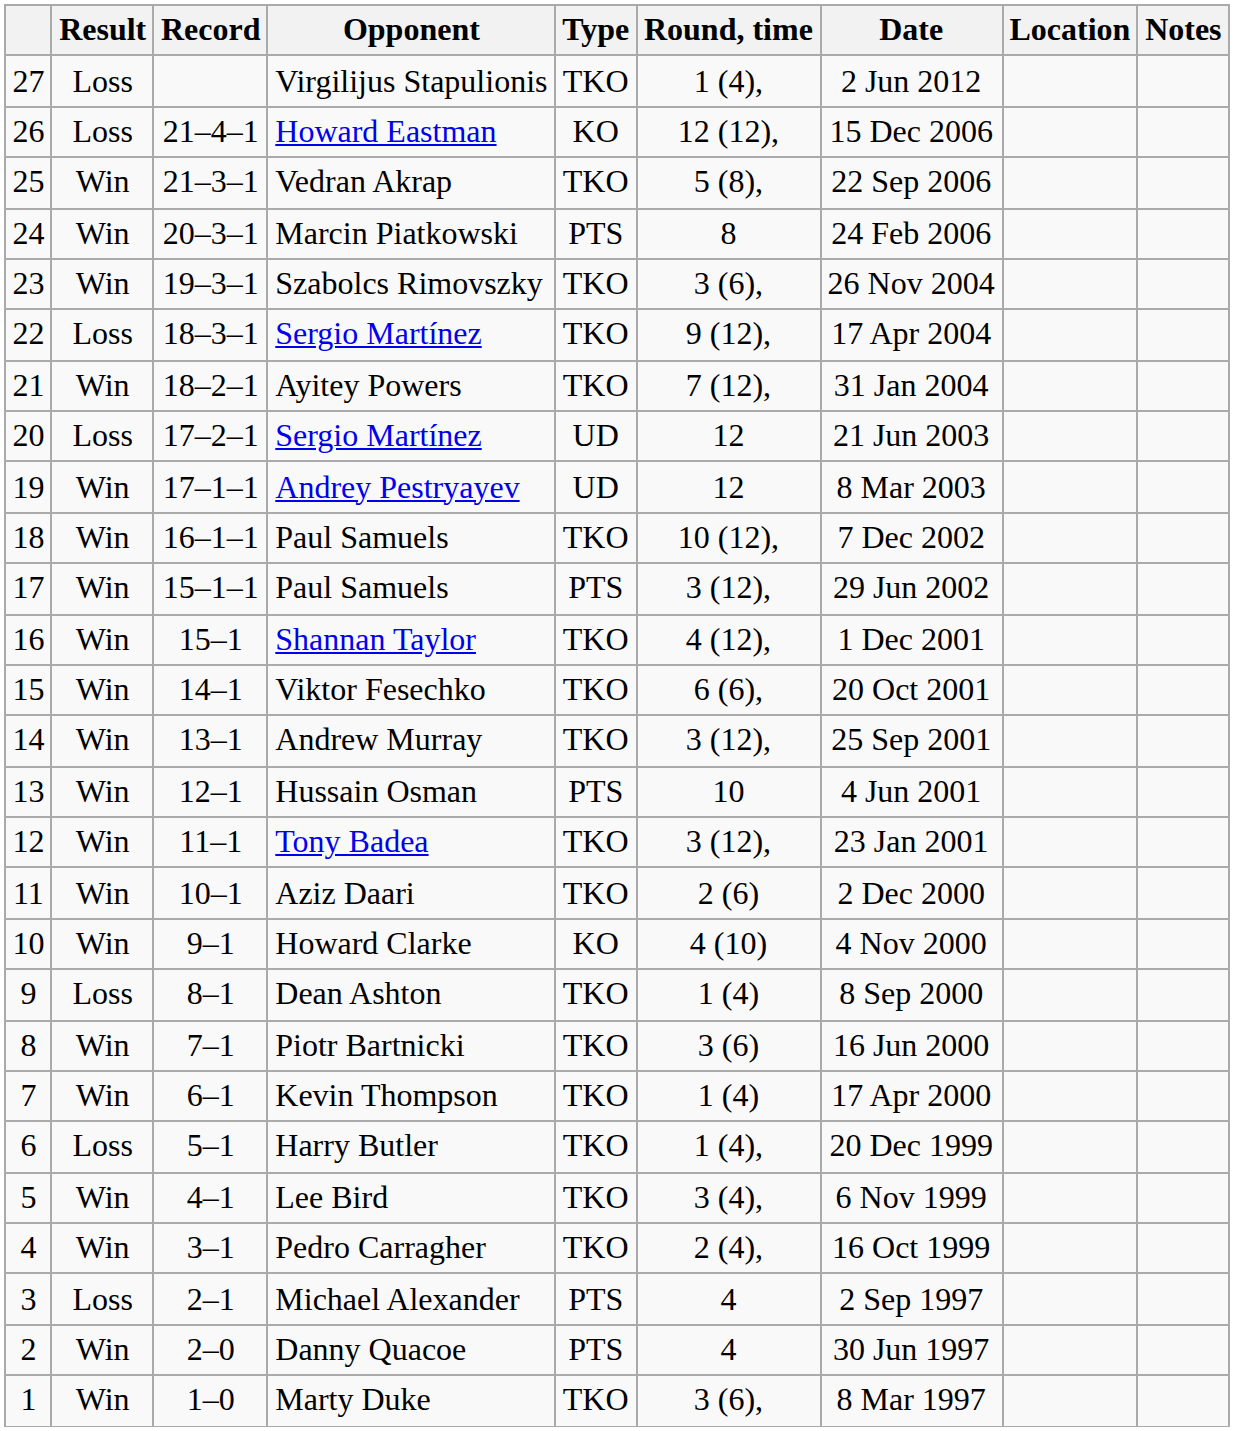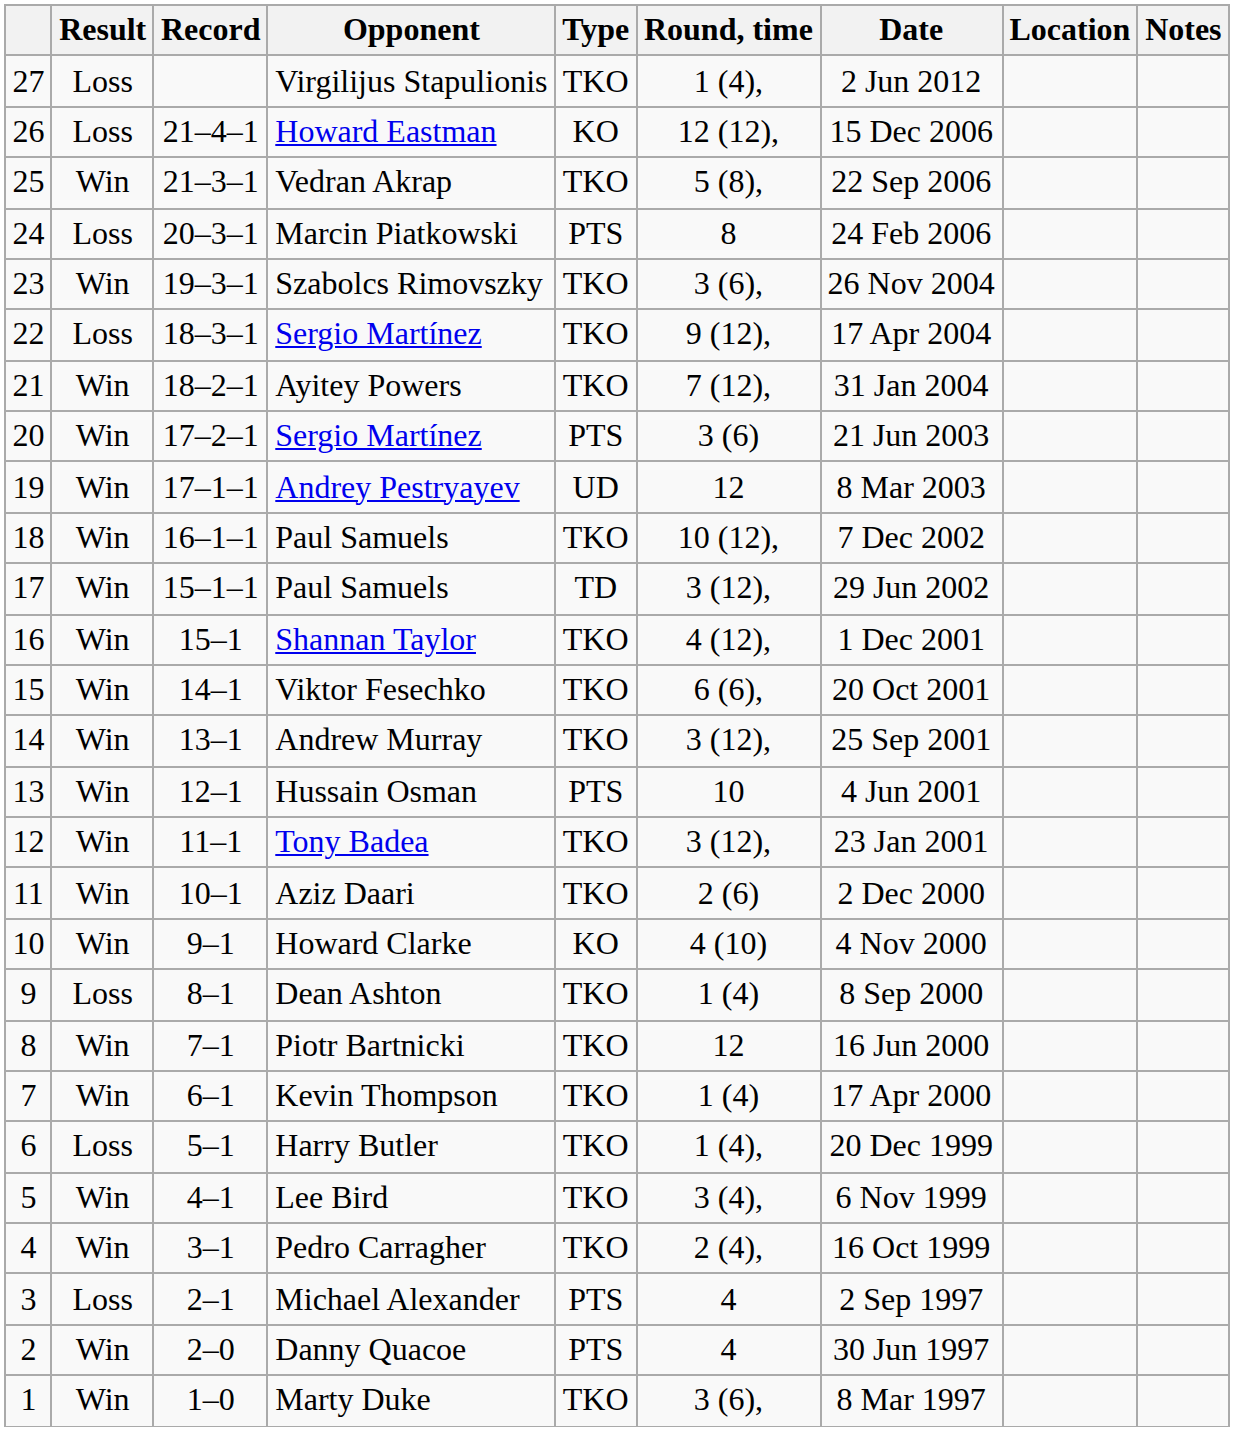(103, 232) Win -> (103, 232) Loss
(103, 435) Loss -> (103, 435) Win
(596, 435) UD -> (596, 435) PTS
(728, 435) 12 -> (728, 435) 3 (6)
(596, 588) PTS -> (596, 588) TD
(728, 1044) 3 (6) -> (728, 1044) 12
